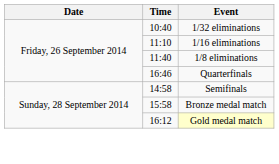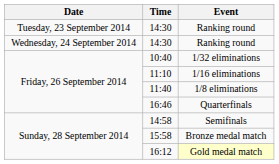+ row: (74, 27)
+ row: (74, 43)
